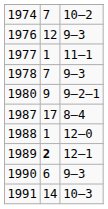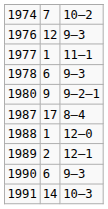(46, 74) 7 -> (46, 74) 6
(46, 154) bold -> (46, 154) normal
